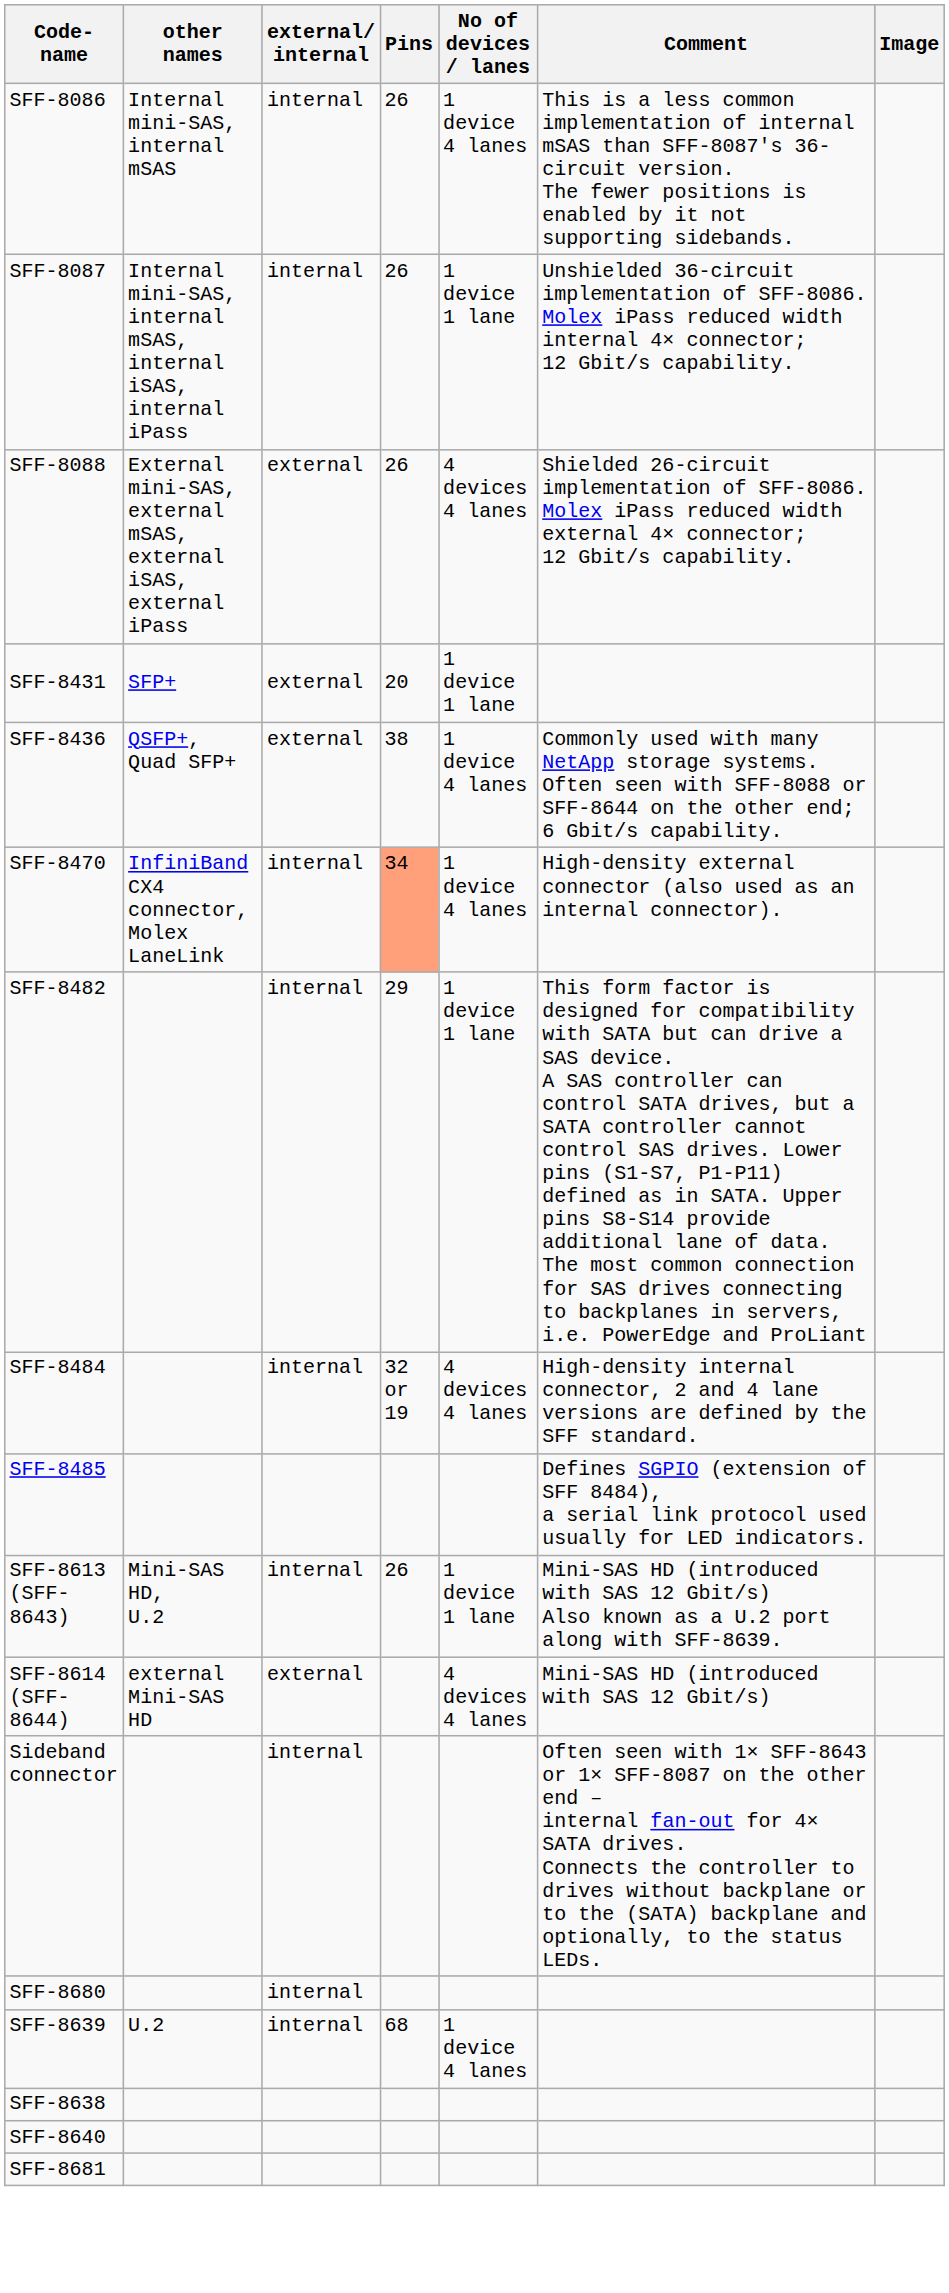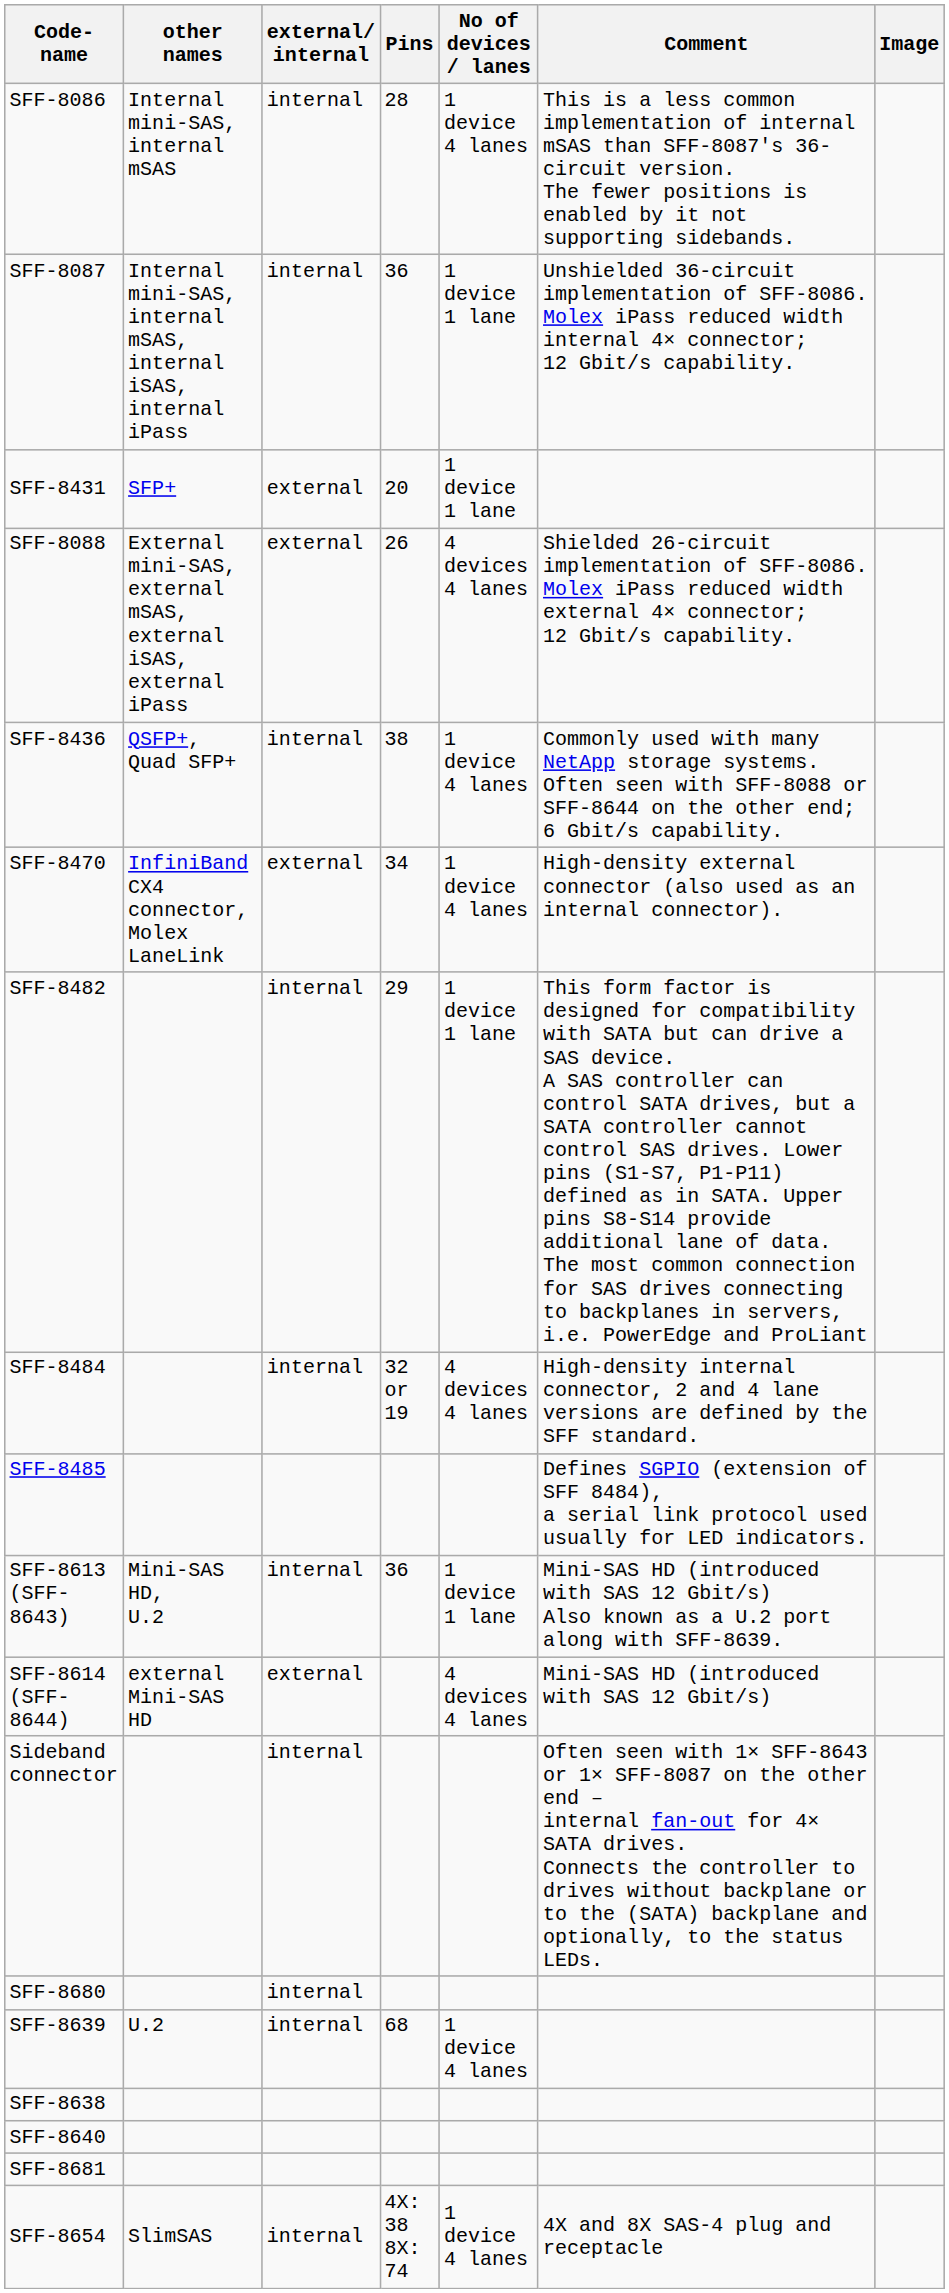(397, 100) 26 -> (397, 100) 28
(397, 271) 26 -> (397, 271) 36
rows swapped: (58, 465) <-> (58, 683)
(315, 739) external -> (315, 739) internal
(315, 864) internal -> (315, 864) external
(397, 864) lightsalmon background -> (397, 864) no background
(397, 1572) 26 -> (397, 1572) 36
+ row: (58, 2237)
